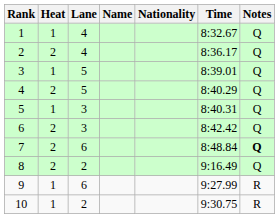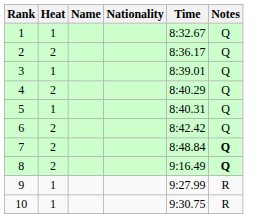- column: (84, 14)
(257, 166) normal -> (225, 166) bold
